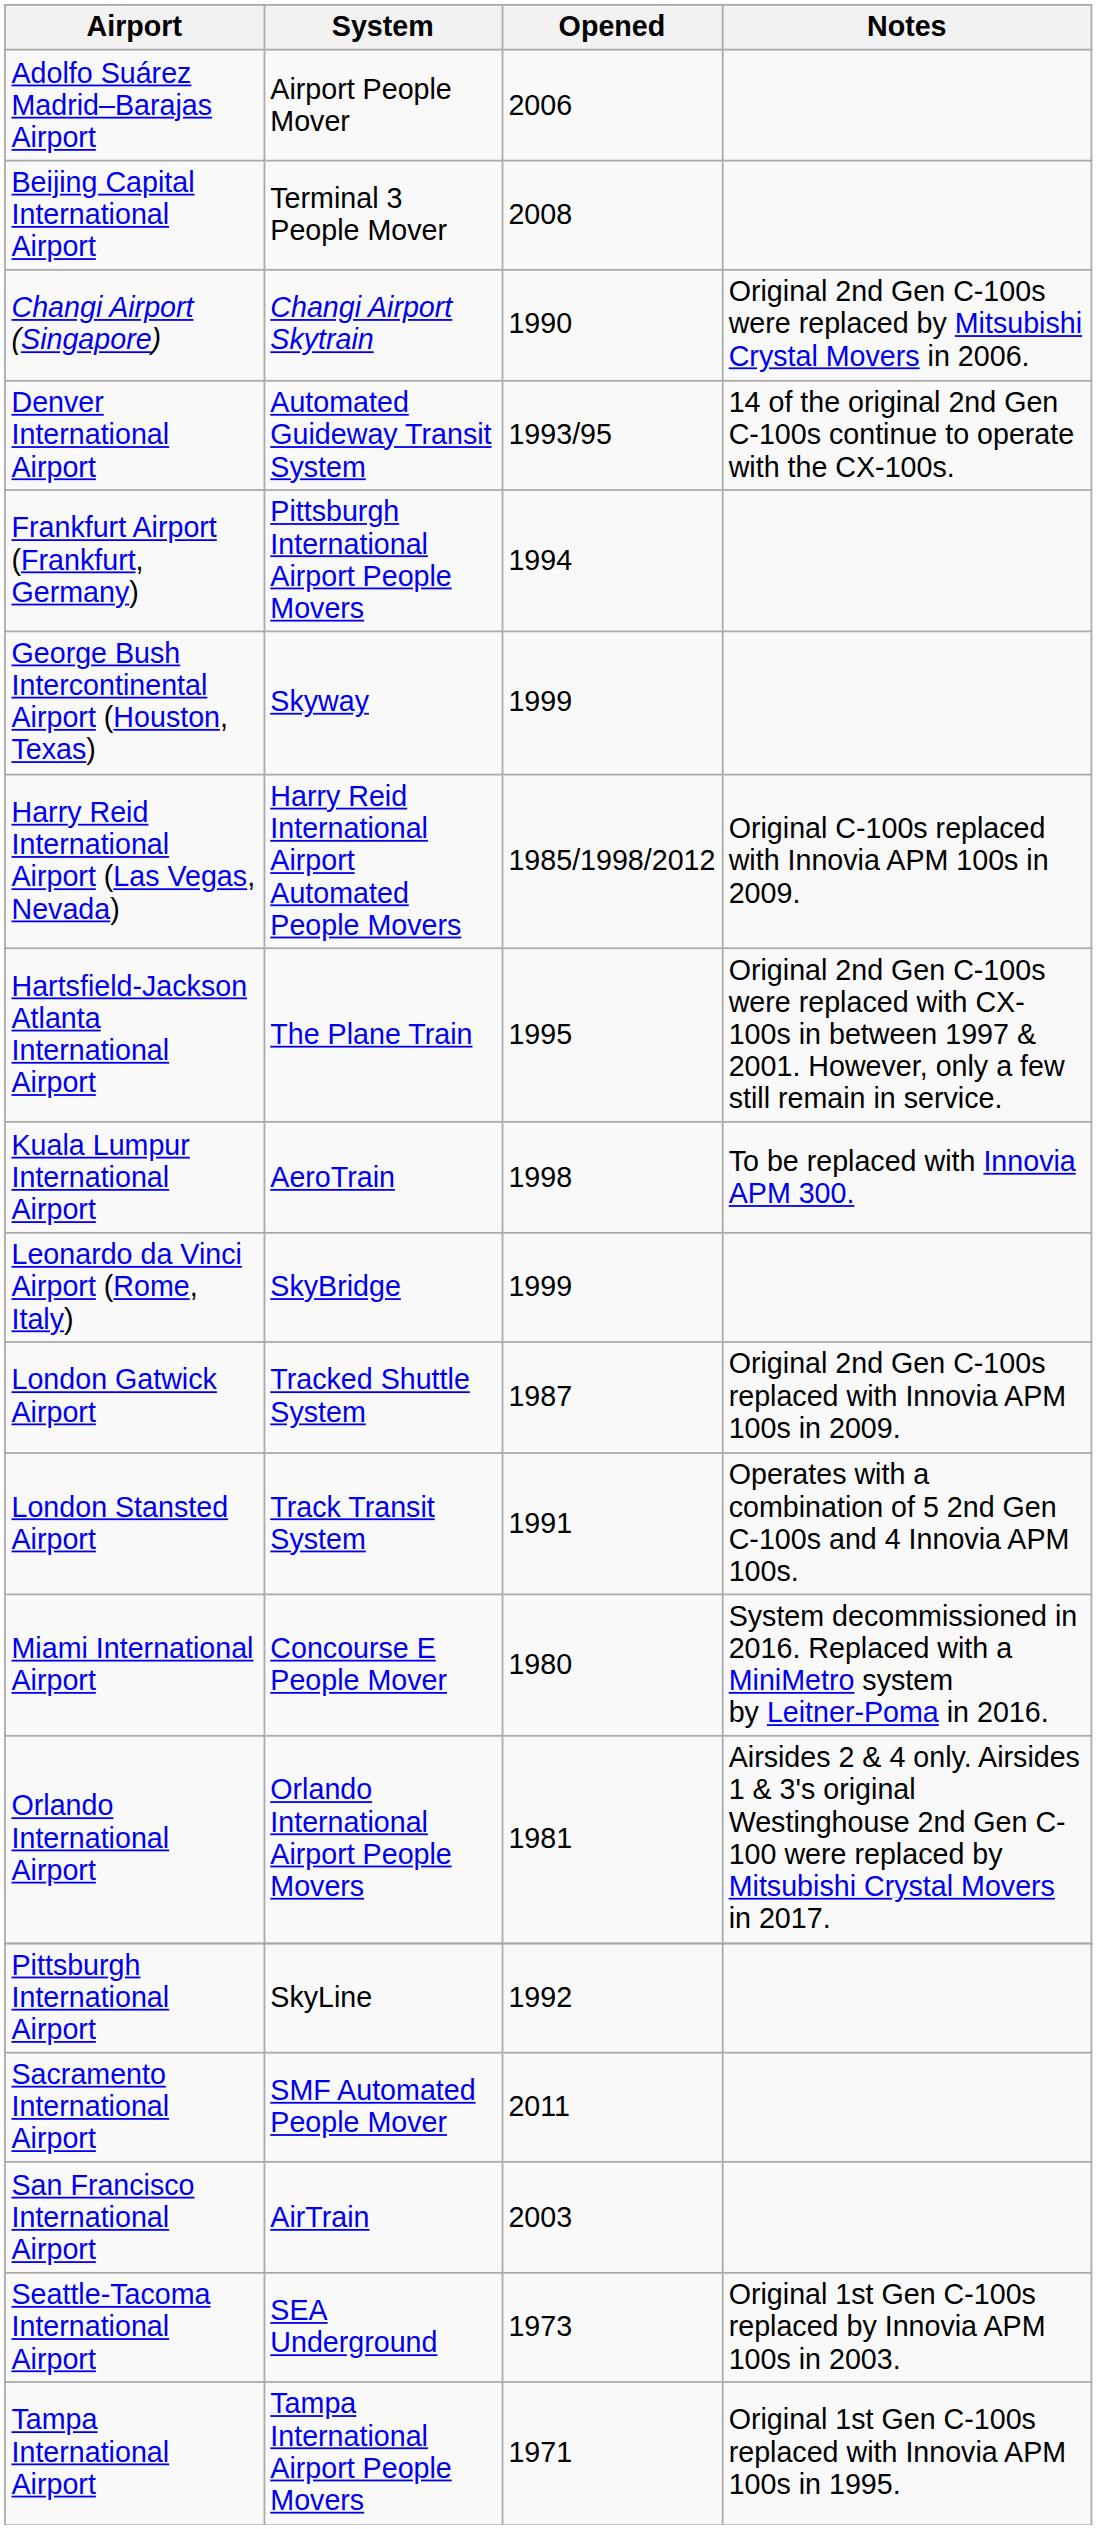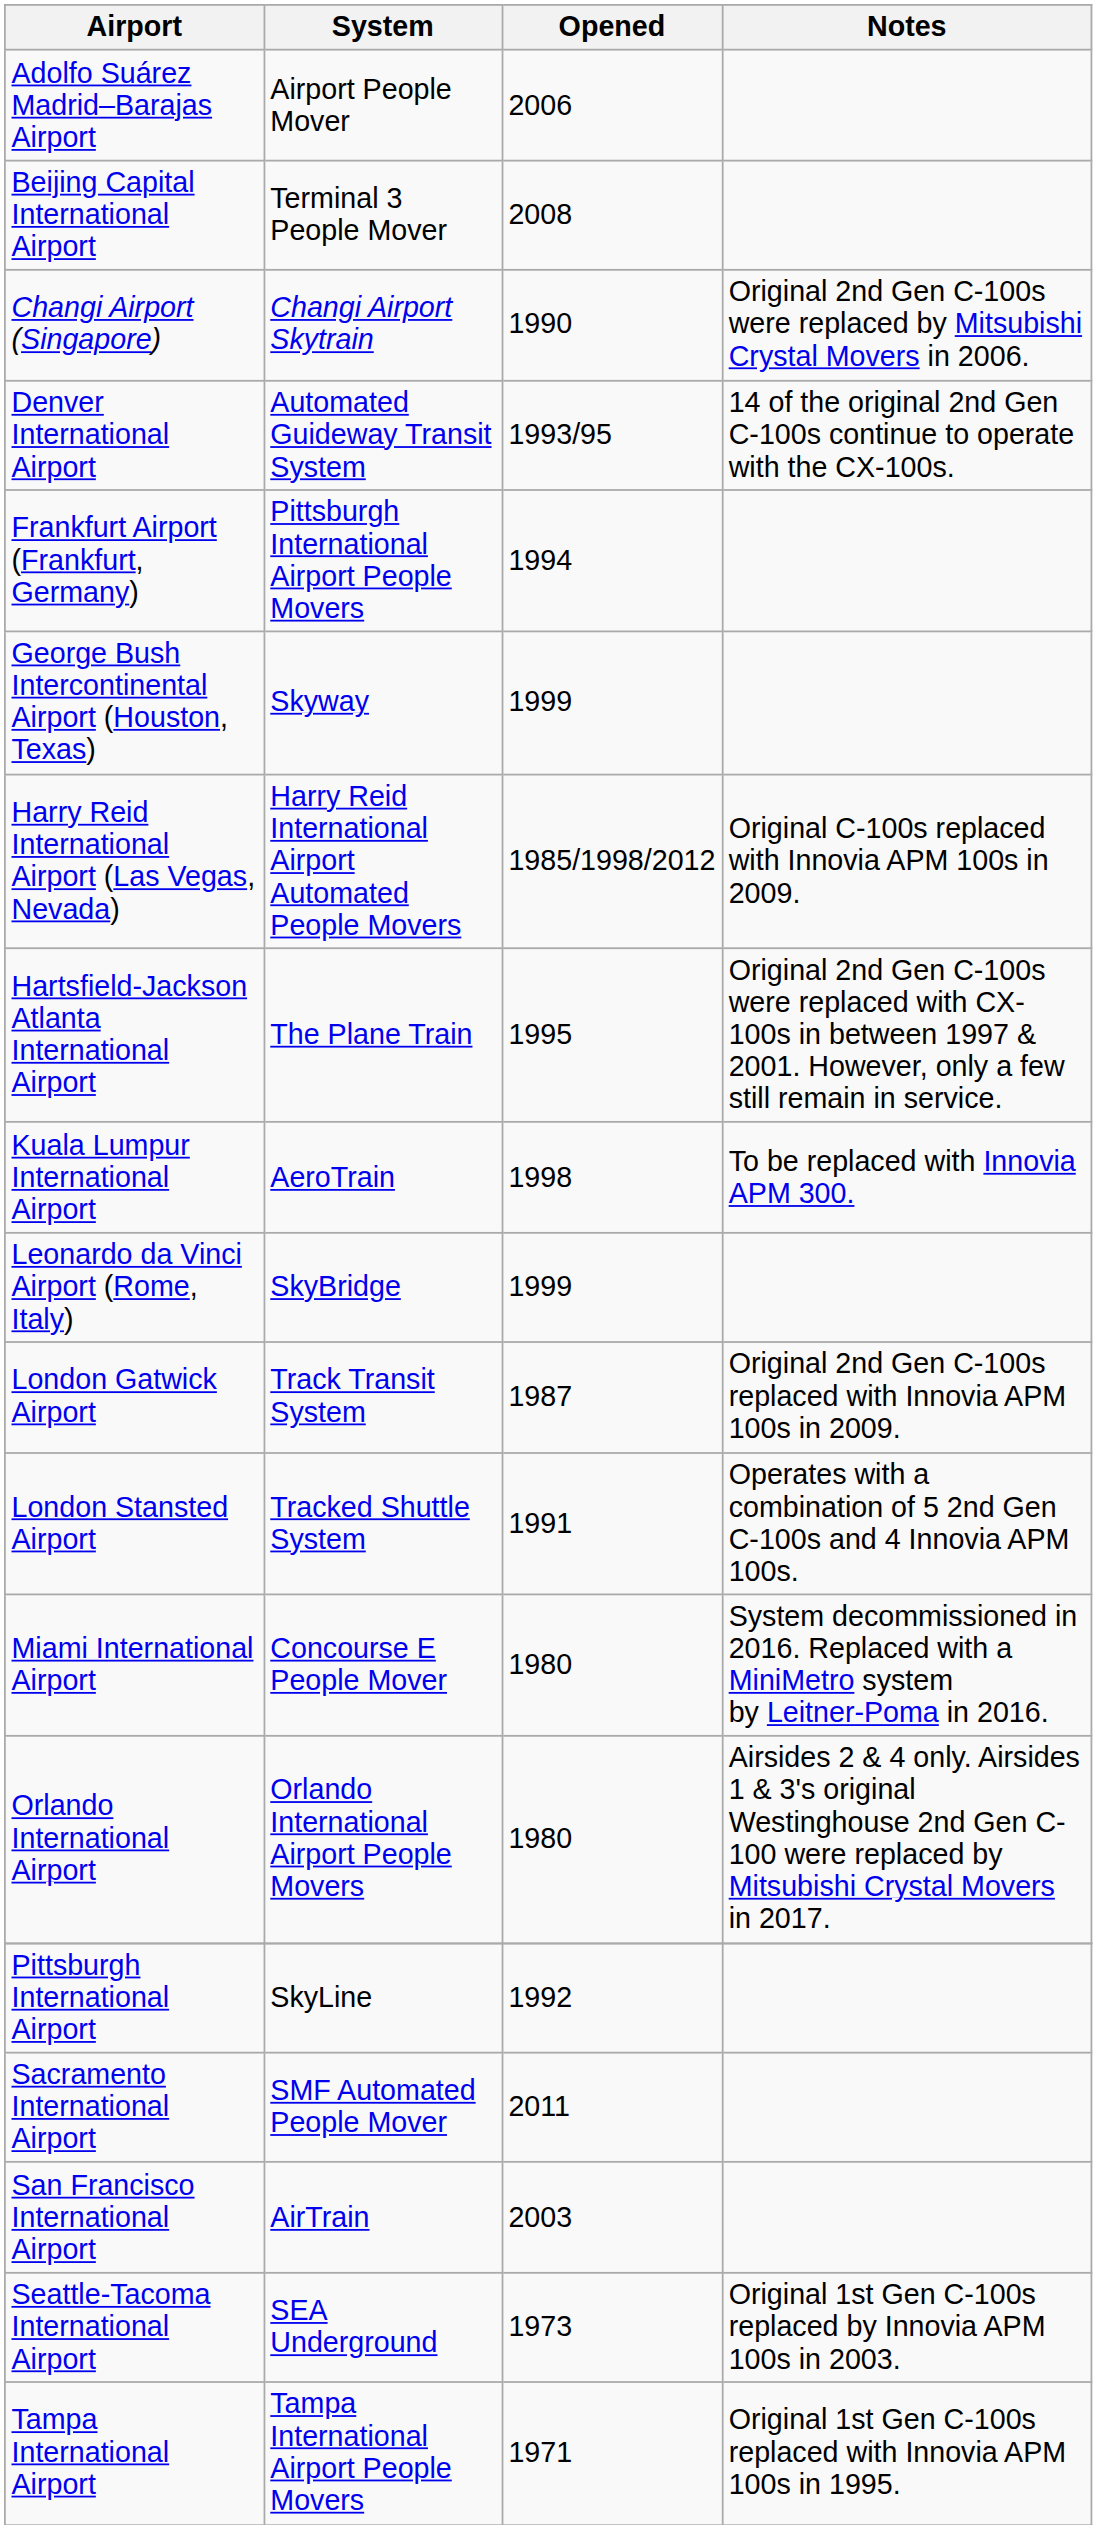(370, 1396) Tracked Shuttle System -> (353, 1396) Track Transit System
(353, 1522) Track Transit System -> (370, 1522) Tracked Shuttle System
(540, 1839) 1981 -> (540, 1839) 1980
